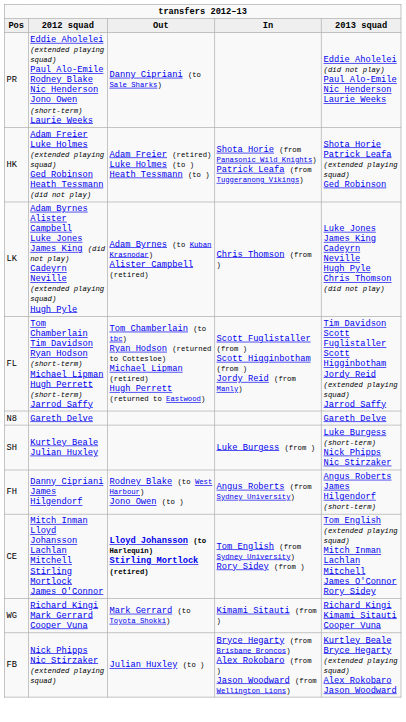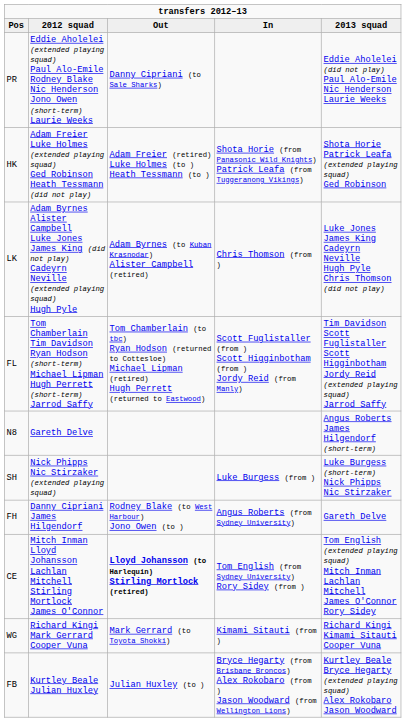(355, 418) Gareth Delve -> (358, 433) Angus Roberts James Hilgendorf (short-term)
(64, 447) Kurtley Beale Julian Huxley -> (67, 477) Nick Phipps Nic Stirzaker (extended playing squad)
(358, 491) Angus Roberts James Hilgendorf (short-term) -> (355, 517) Gareth Delve
(67, 665) Nick Phipps Nic Stirzaker (extended playing squad) -> (64, 685) Kurtley Beale Julian Huxley
